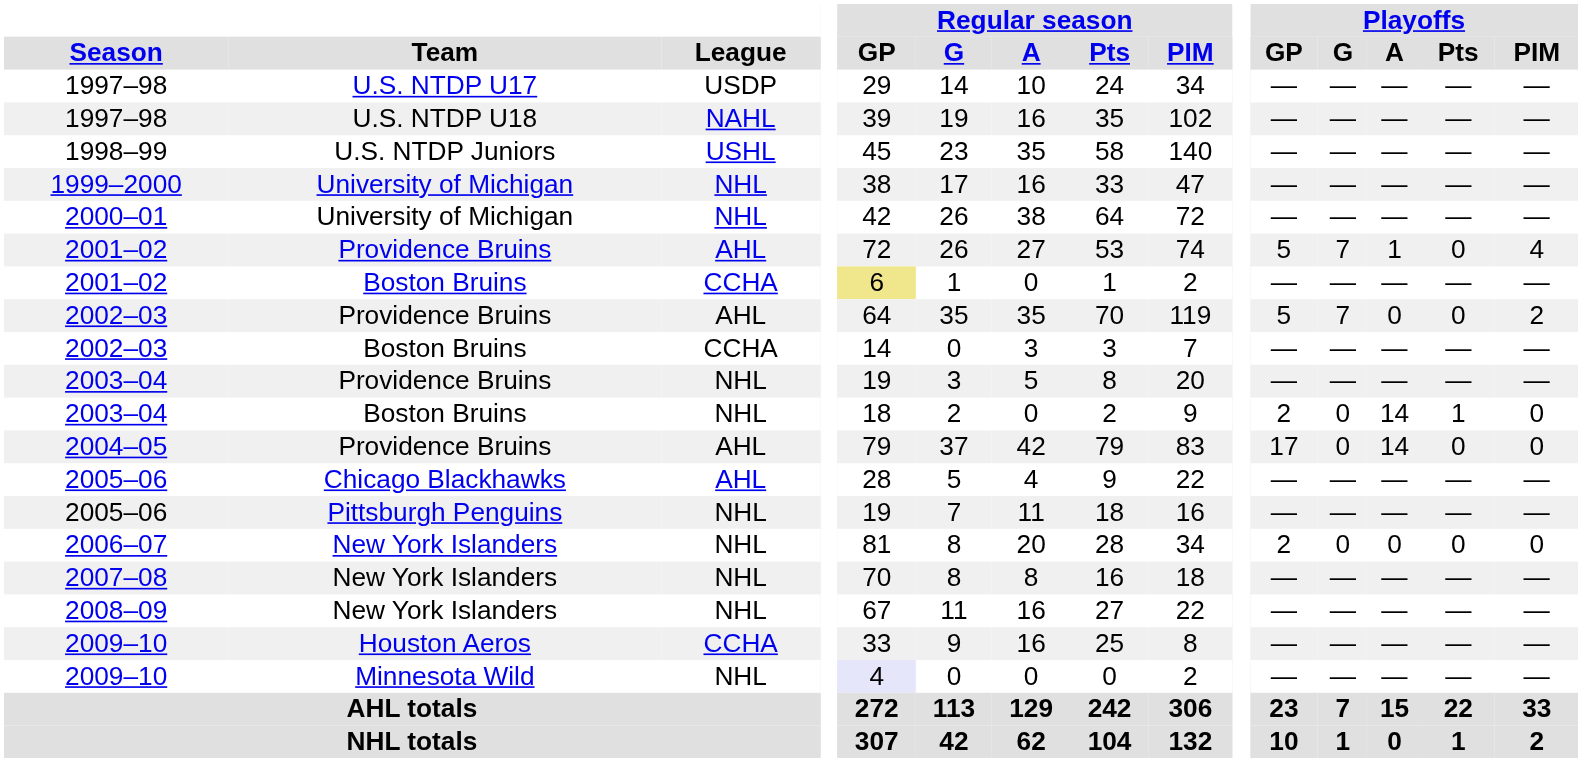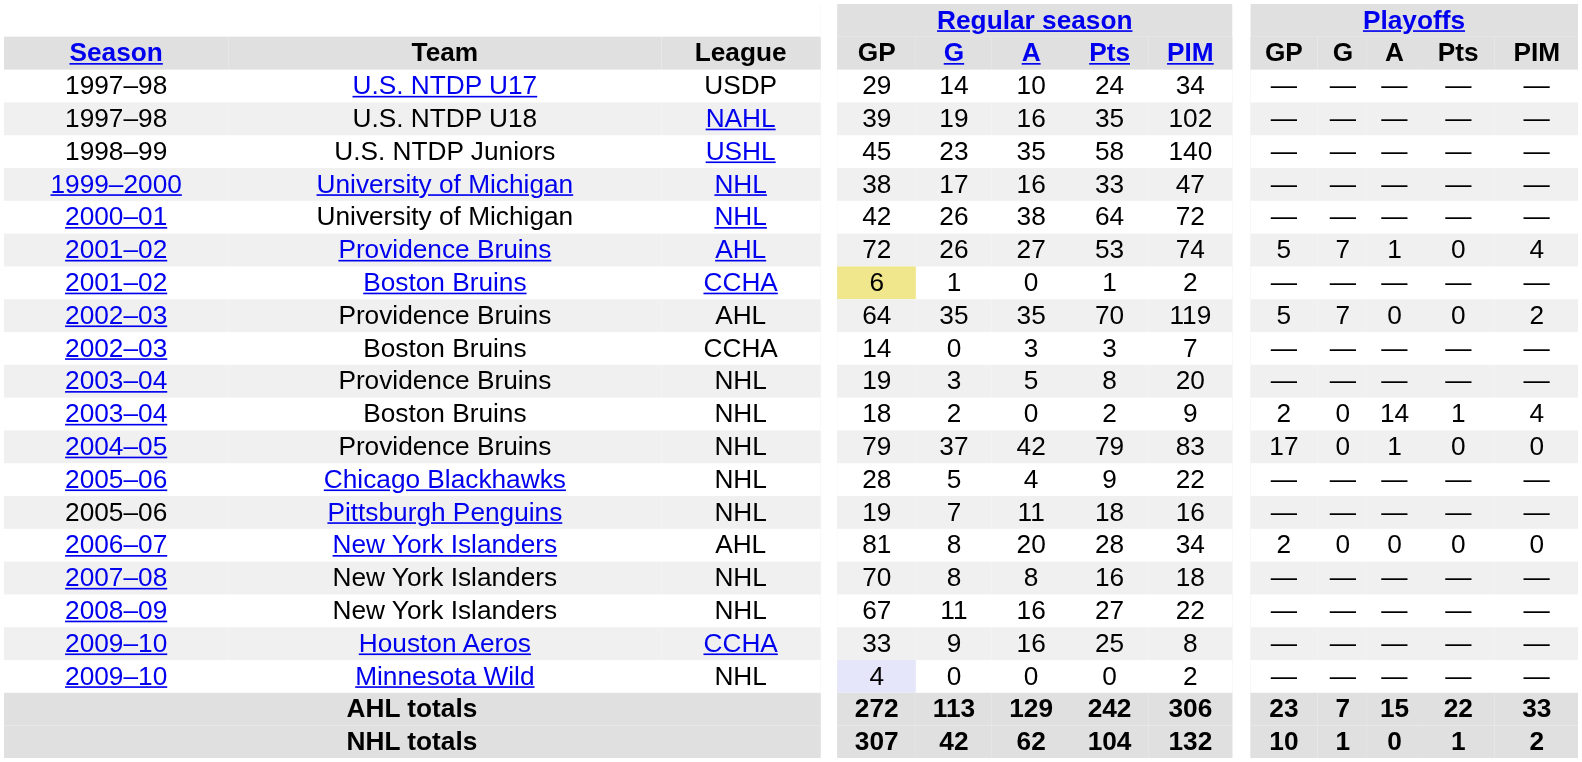(1537, 413) 0 -> (1537, 413) 4
(741, 446) AHL -> (741, 446) NHL
(1394, 446) 14 -> (1394, 446) 1
(741, 479) AHL -> (741, 479) NHL
(741, 544) NHL -> (741, 544) AHL
